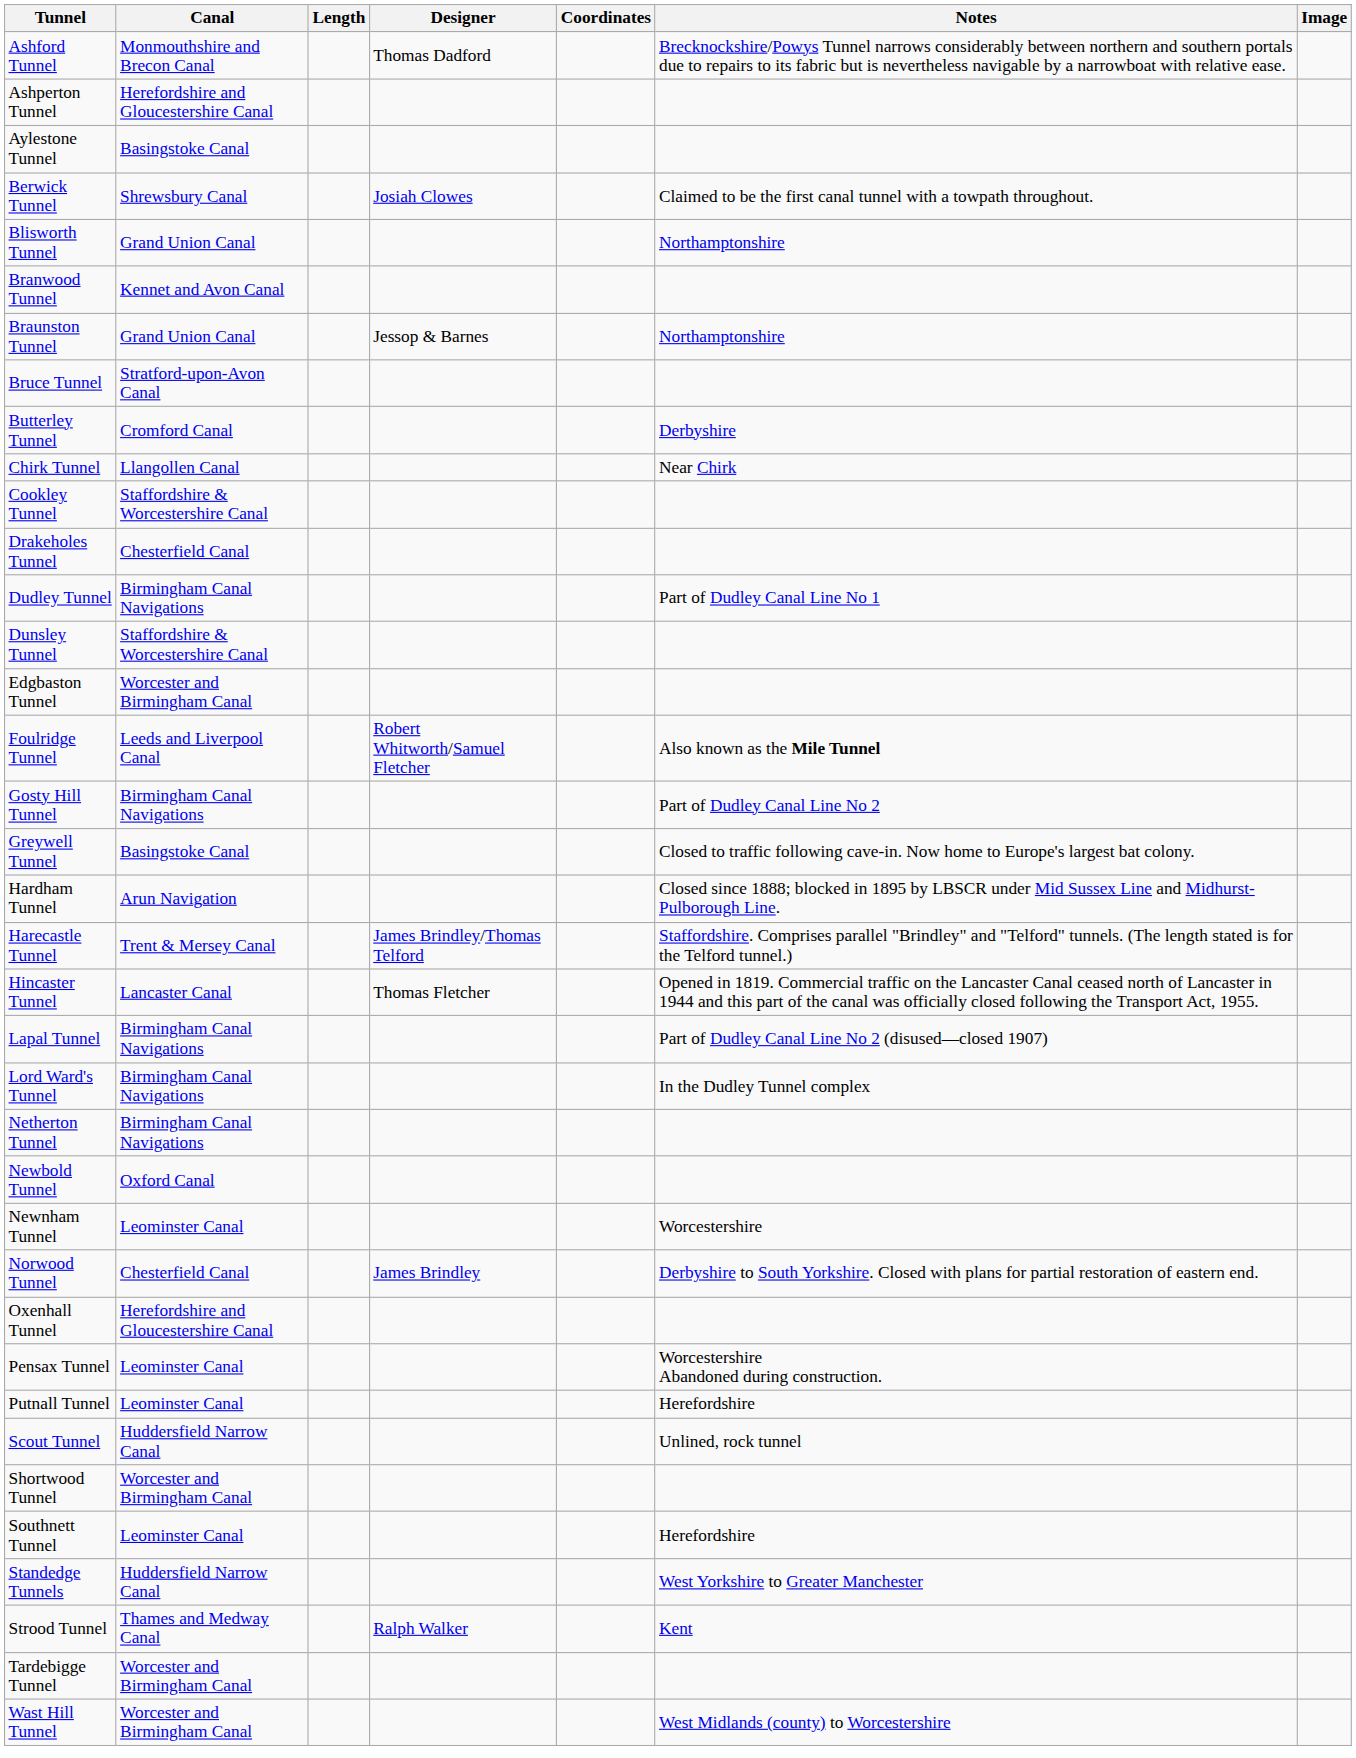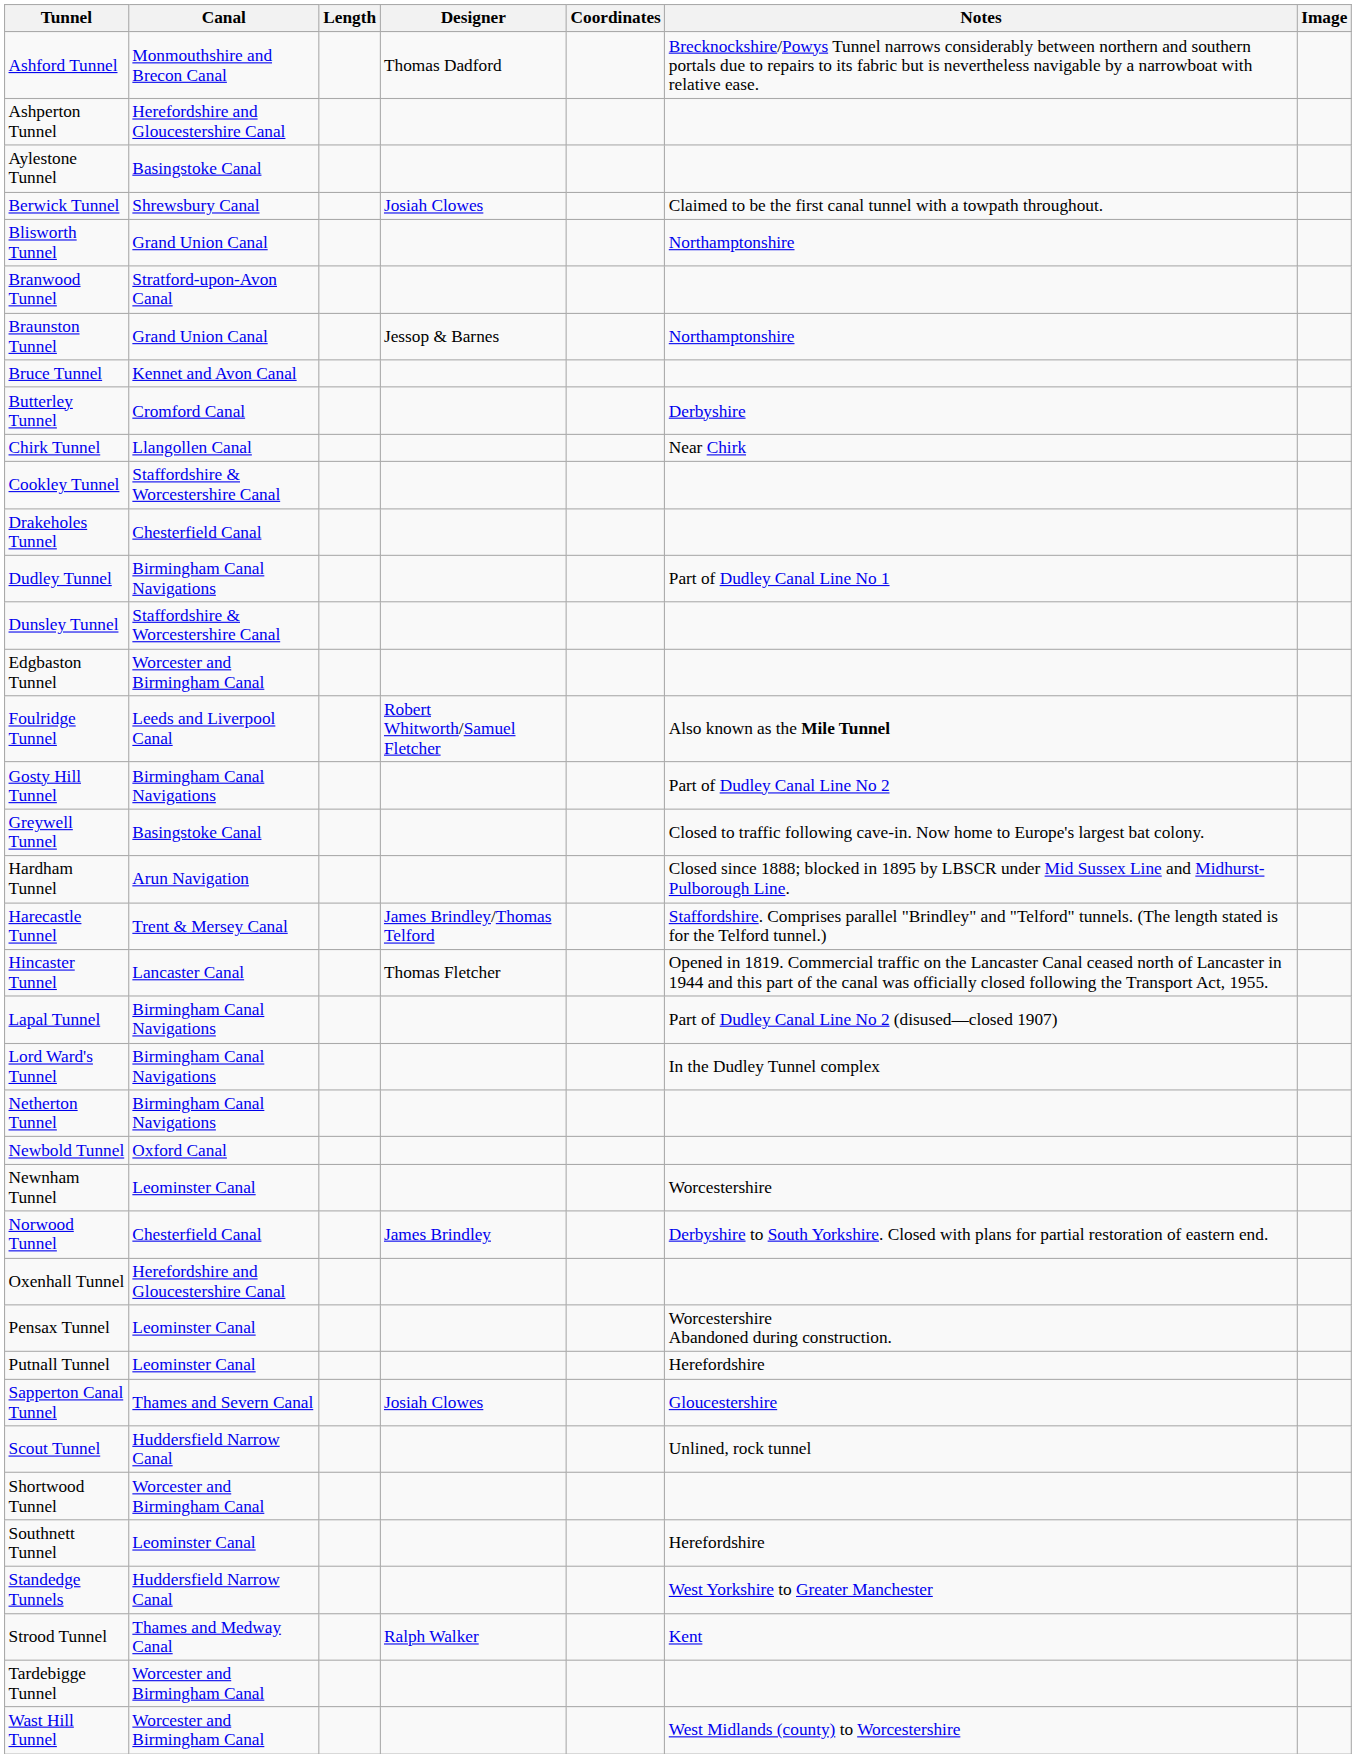(202, 289) Kennet and Avon Canal -> (205, 289) Stratford-upon-Avon Canal
(192, 383) Stratford-upon-Avon Canal -> (214, 373) Kennet and Avon Canal
+ row: (66, 1402)
